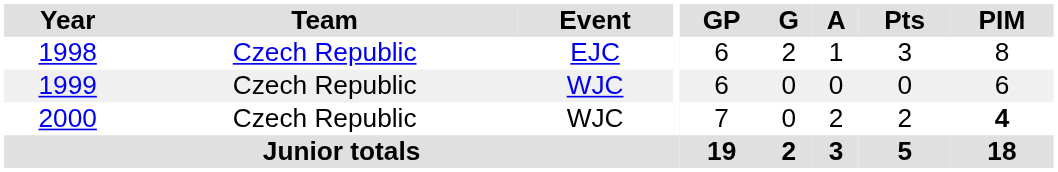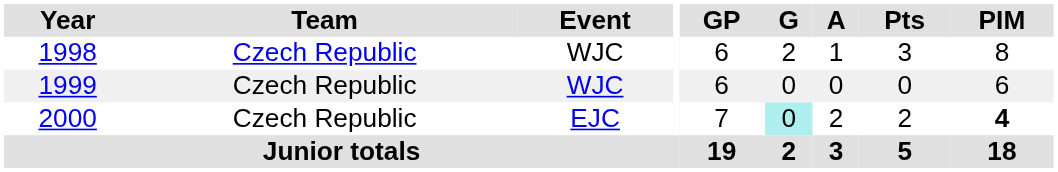(595, 52) EJC -> (595, 52) WJC
(595, 118) WJC -> (595, 118) EJC
(789, 118) no background -> (789, 118) paleturquoise background
